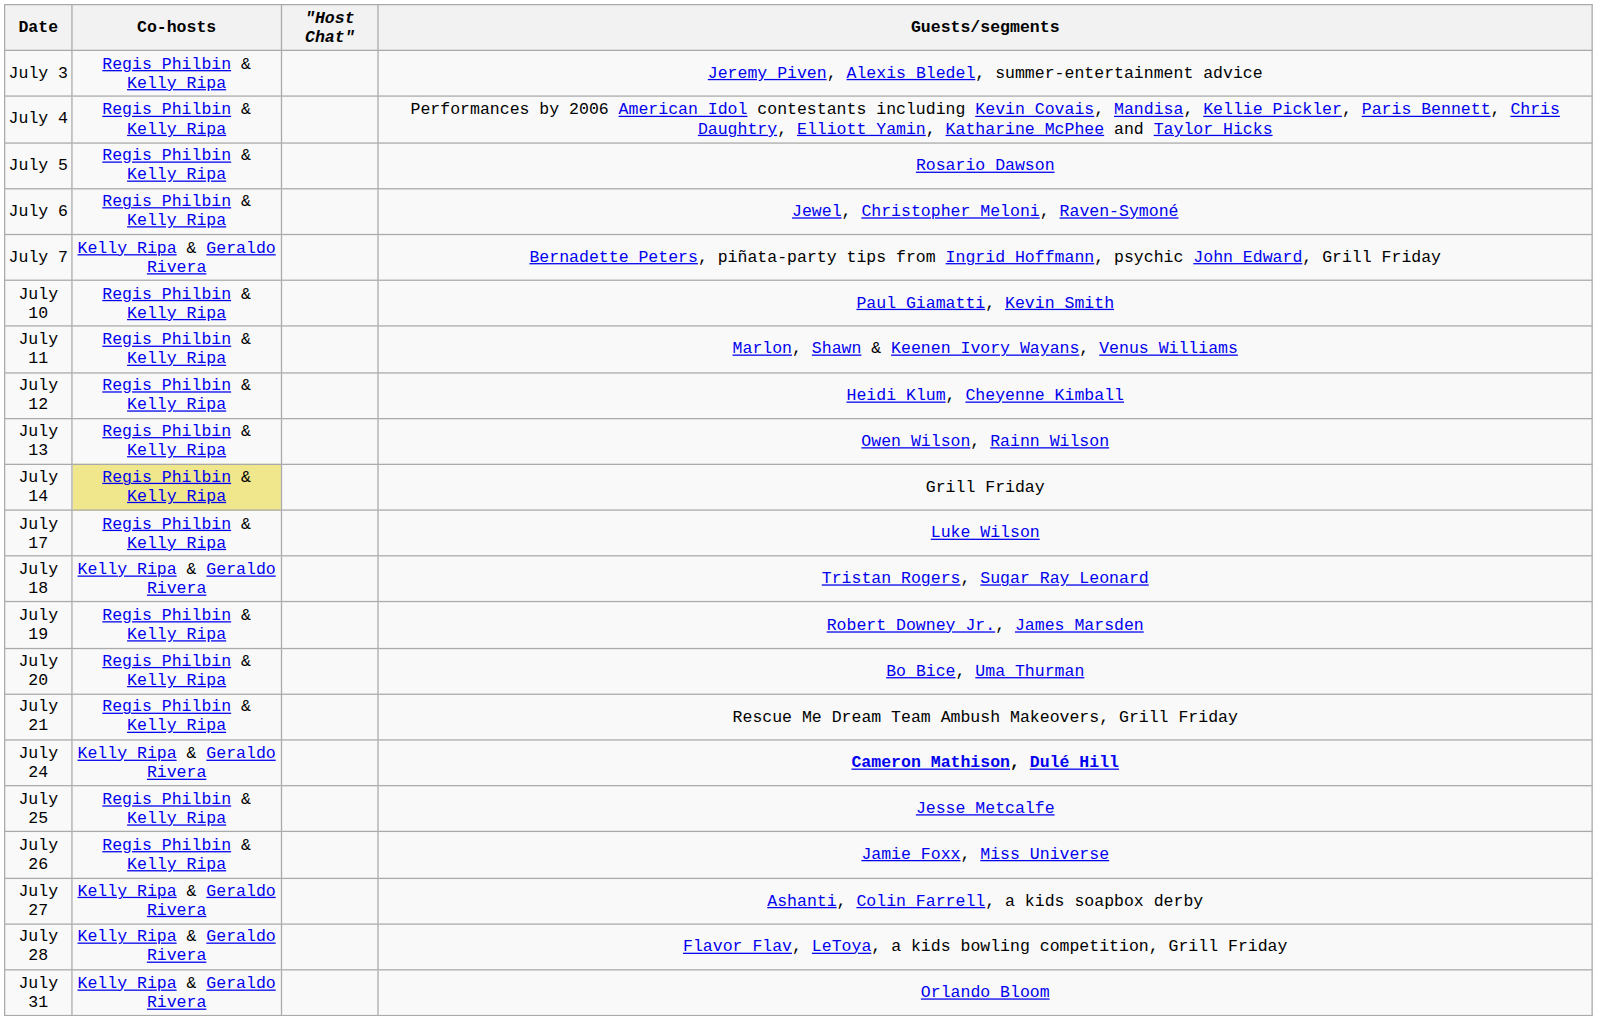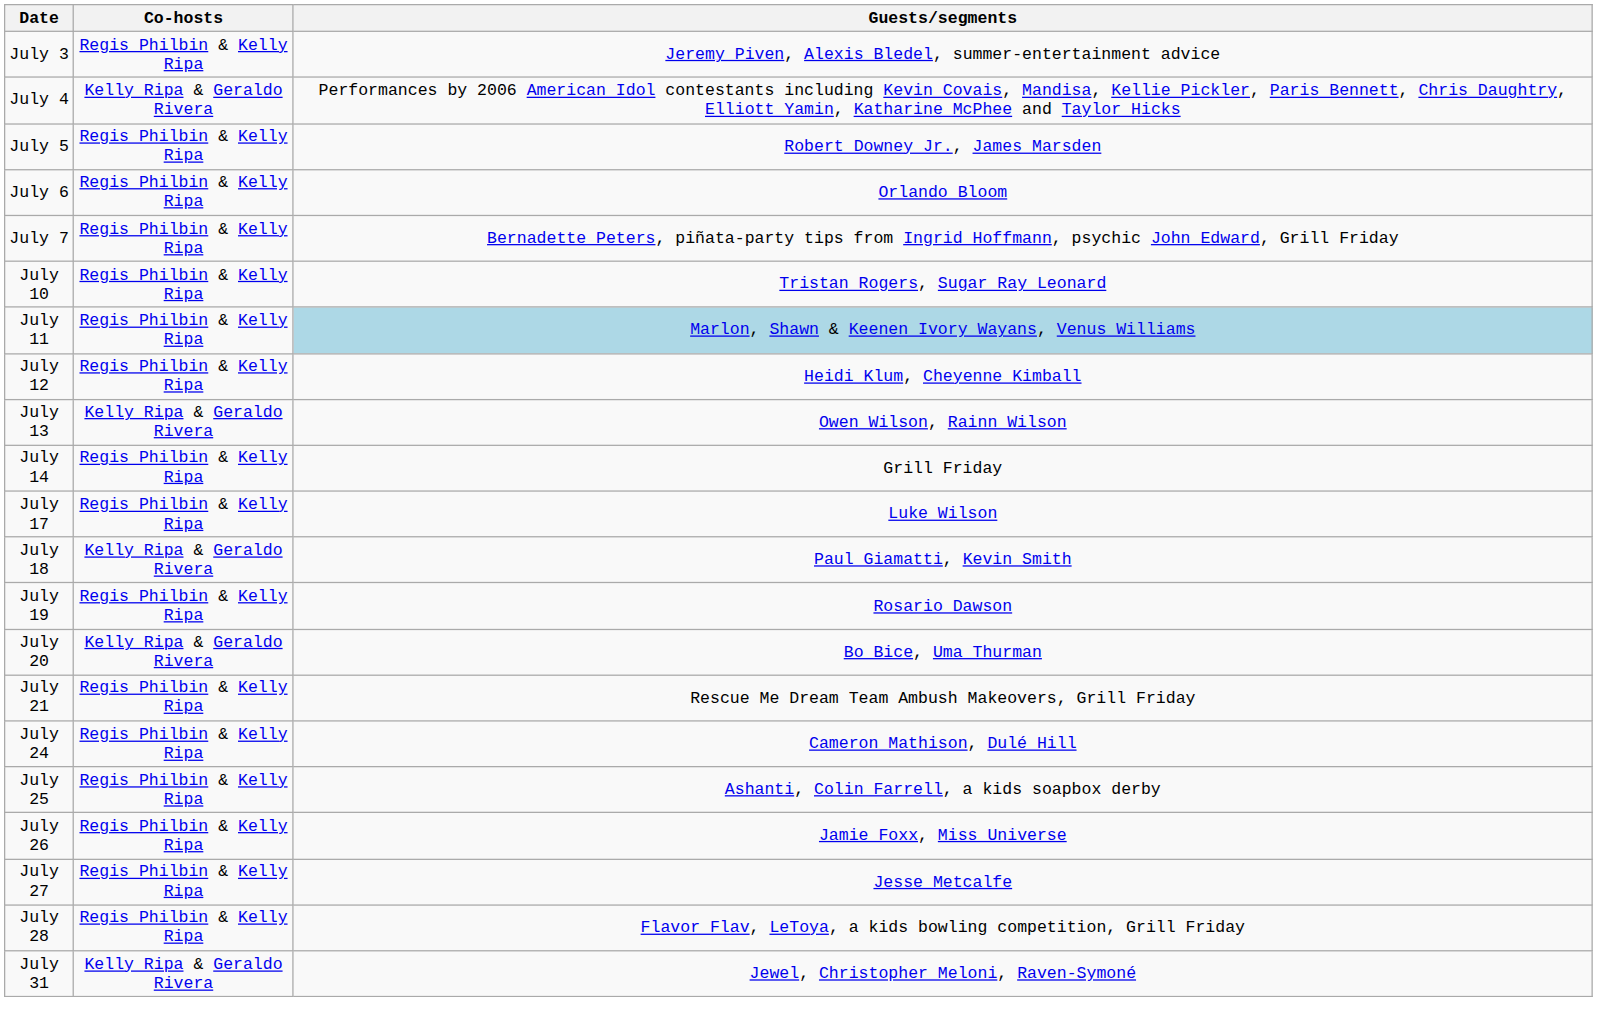- column: (330, 28)
(177, 120) Regis Philbin & Kelly Ripa -> (184, 100) Kelly Ripa & Geraldo Rivera
(985, 165) Rosario Dawson -> (943, 146) Robert Downey Jr., James Marsden
(985, 211) Jewel, Christopher Meloni, Raven-Symoné -> (943, 192) Orlando Bloom
(177, 257) Kelly Ripa & Geraldo Rivera -> (184, 238) Regis Philbin & Kelly Ripa
(985, 303) Paul Giamatti, Kevin Smith -> (943, 284) Tristan Rogers, Sugar Ray Leonard
(985, 349) no background -> (943, 330) lightblue background
(177, 441) Regis Philbin & Kelly Ripa -> (184, 422) Kelly Ripa & Geraldo Rivera
(177, 487) khaki background -> (184, 468) no background
(985, 579) Tristan Rogers, Sugar Ray Leonard -> (943, 560) Paul Giamatti, Kevin Smith
(985, 625) Robert Downey Jr., James Marsden -> (943, 606) Rosario Dawson
(177, 671) Regis Philbin & Kelly Ripa -> (184, 652) Kelly Ripa & Geraldo Rivera
(177, 763) Kelly Ripa & Geraldo Rivera -> (184, 744) Regis Philbin & Kelly Ripa
(985, 763) bold -> (943, 744) normal
(985, 809) Jesse Metcalfe -> (943, 790) Ashanti, Colin Farrell, a kids soapbox derby
(177, 901) Kelly Ripa & Geraldo Rivera -> (184, 882) Regis Philbin & Kelly Ripa
(985, 901) Ashanti, Colin Farrell, a kids soapbox derby -> (943, 882) Jesse Metcalfe
(177, 947) Kelly Ripa & Geraldo Rivera -> (184, 928) Regis Philbin & Kelly Ripa
(985, 993) Orlando Bloom -> (943, 974) Jewel, Christopher Meloni, Raven-Symoné
